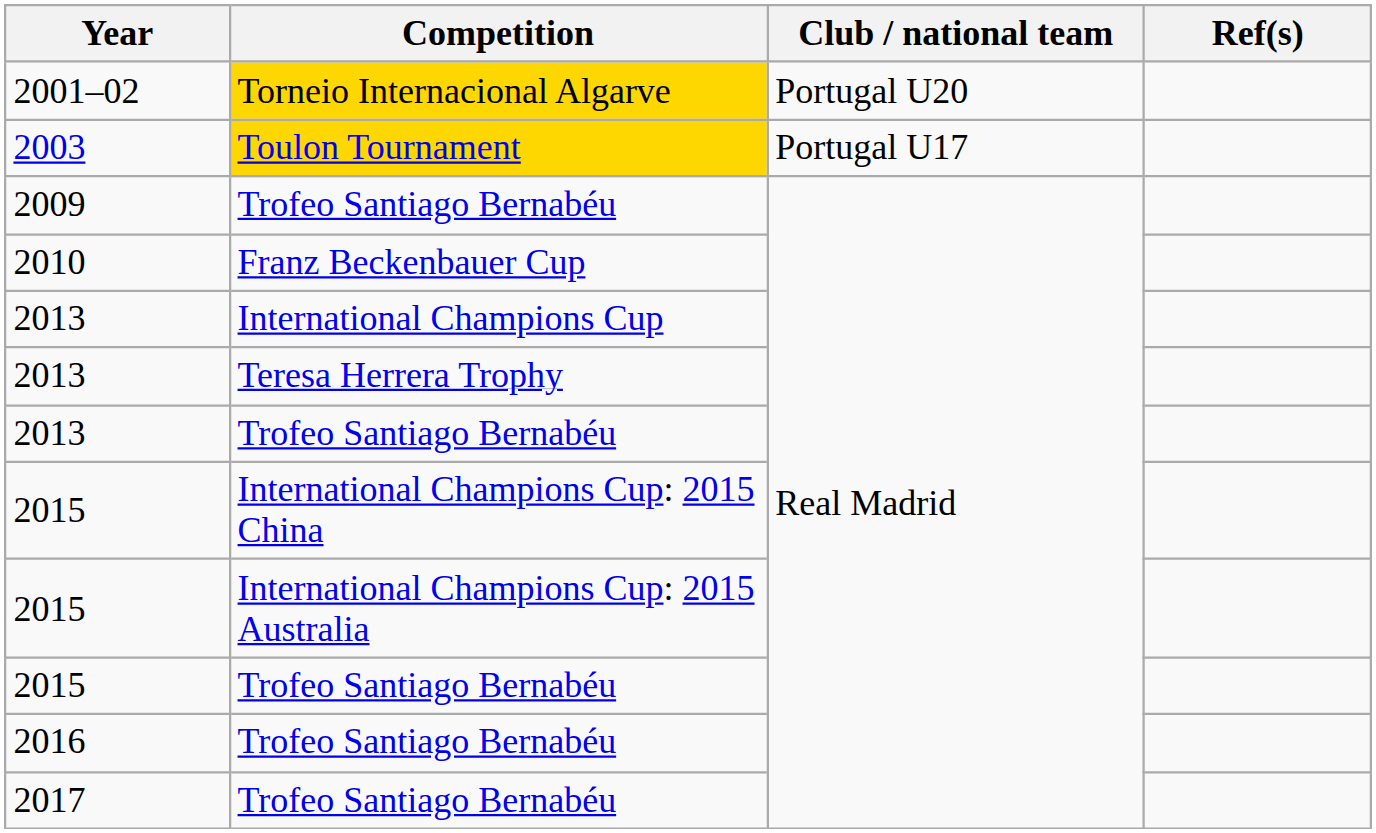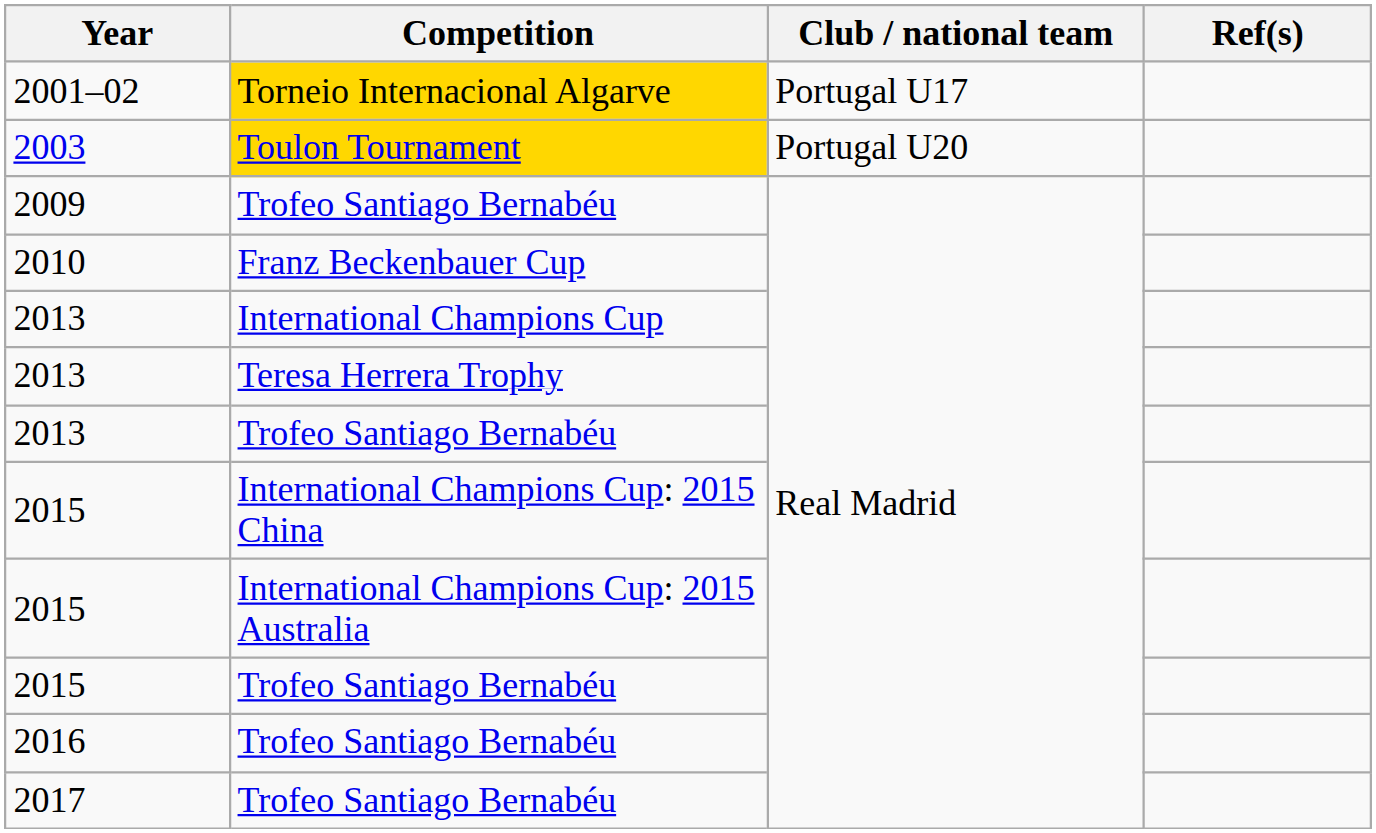(872, 90) Portugal U20 -> (872, 90) Portugal U17
(872, 147) Portugal U17 -> (872, 147) Portugal U20
